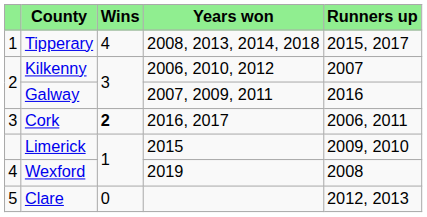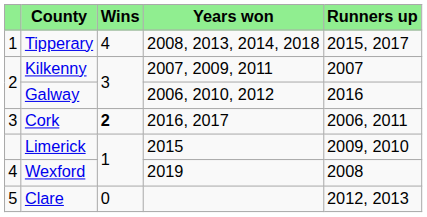(211, 69) 2006, 2010, 2012 -> (210, 69) 2007, 2009, 2011
(210, 95) 2007, 2009, 2011 -> (211, 95) 2006, 2010, 2012
